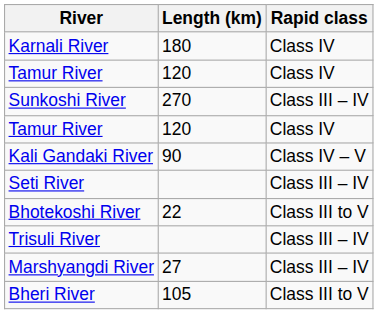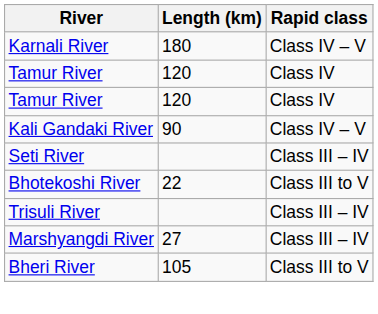(302, 45) Class IV -> (318, 45) Class IV – V
- row: (67, 101)
